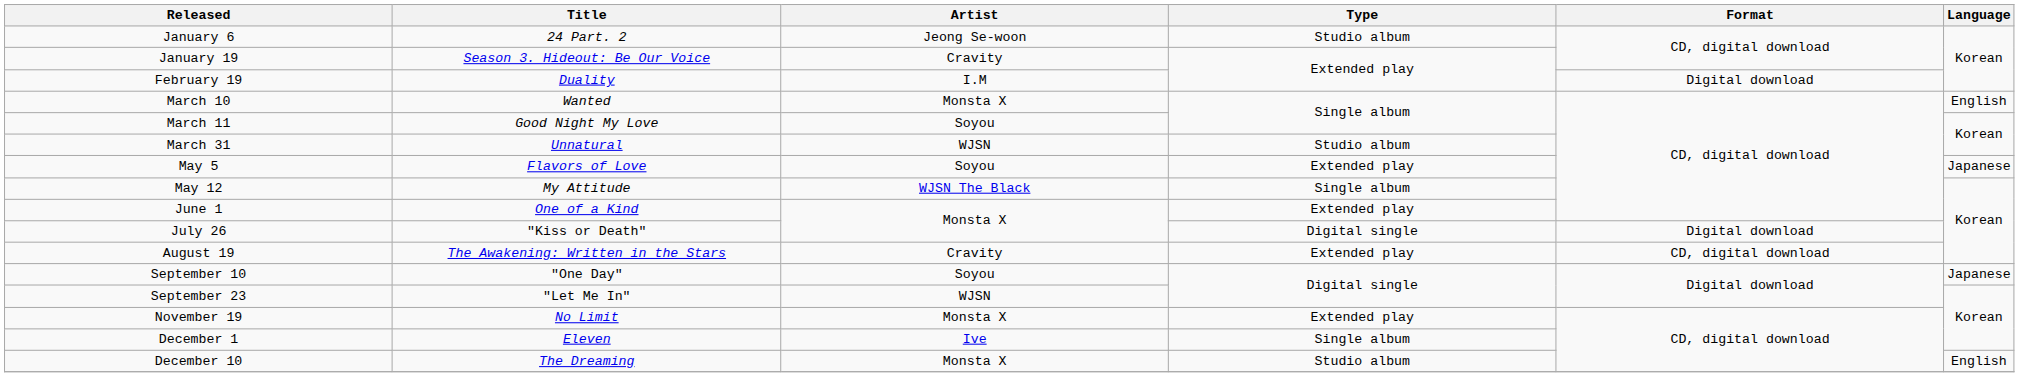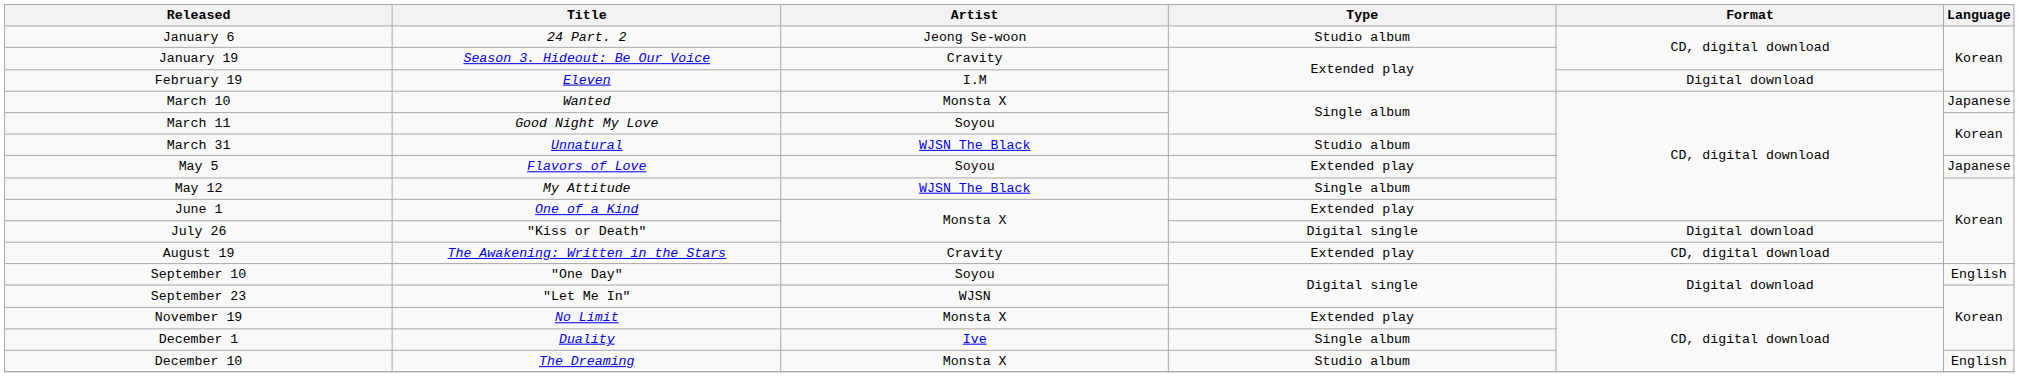(587, 80) Duality -> (587, 80) Eleven
(1979, 102) English -> (1979, 102) Japanese
(975, 145) WJSN -> (975, 145) WJSN The Black
(1979, 275) Japanese -> (1979, 275) English
(587, 339) Eleven -> (587, 339) Duality
